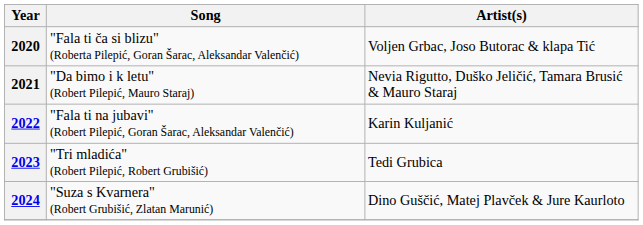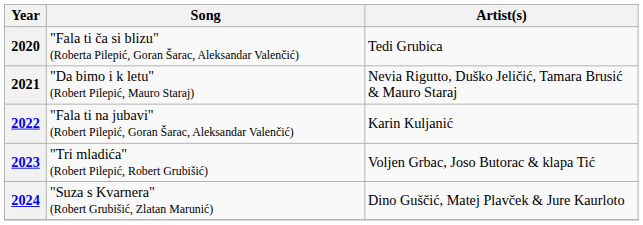(482, 46) Voljen Grbac, Joso Butorac & klapa Tić -> (405, 46) Tedi Grubica
(405, 162) Tedi Grubica -> (482, 162) Voljen Grbac, Joso Butorac & klapa Tić
